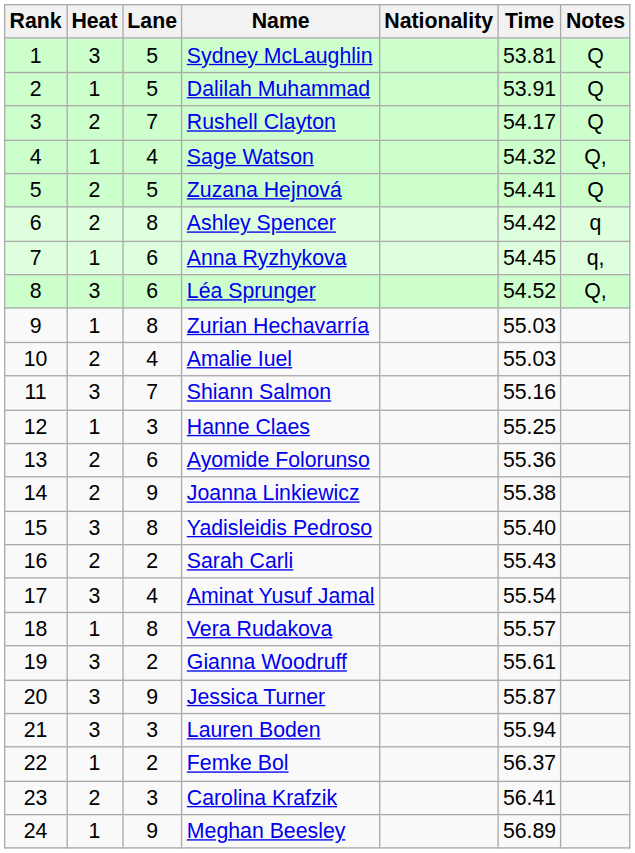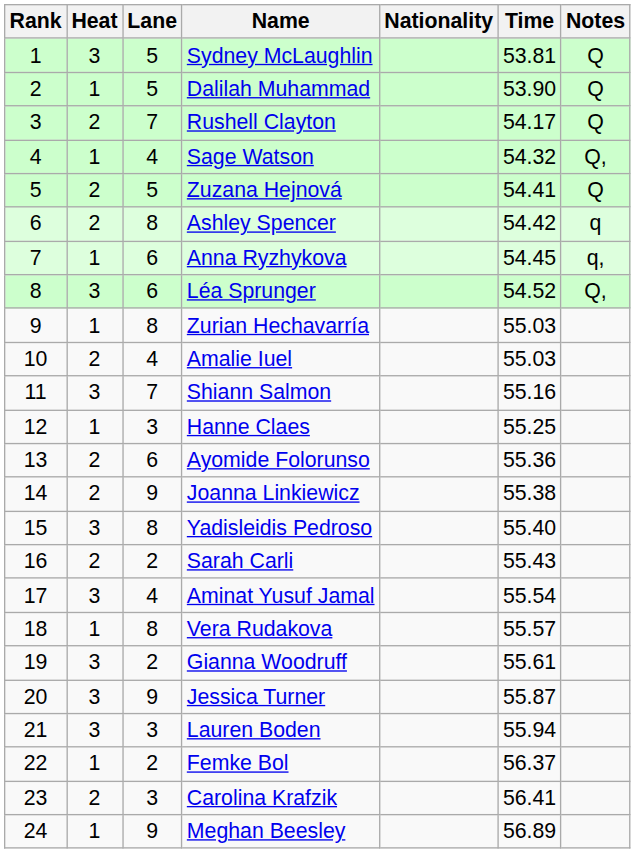(530, 88) 53.91 -> (530, 88) 53.90
